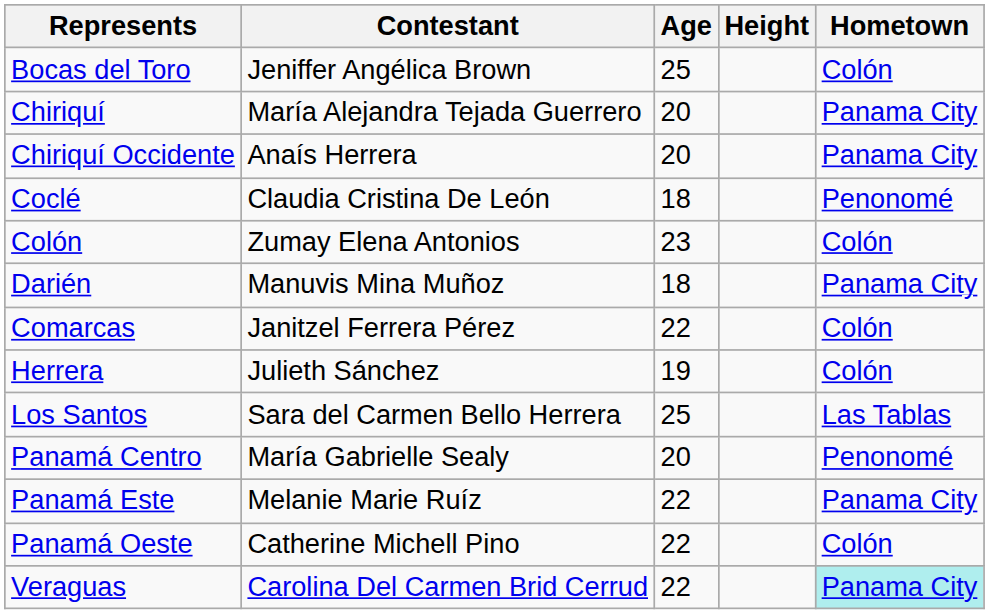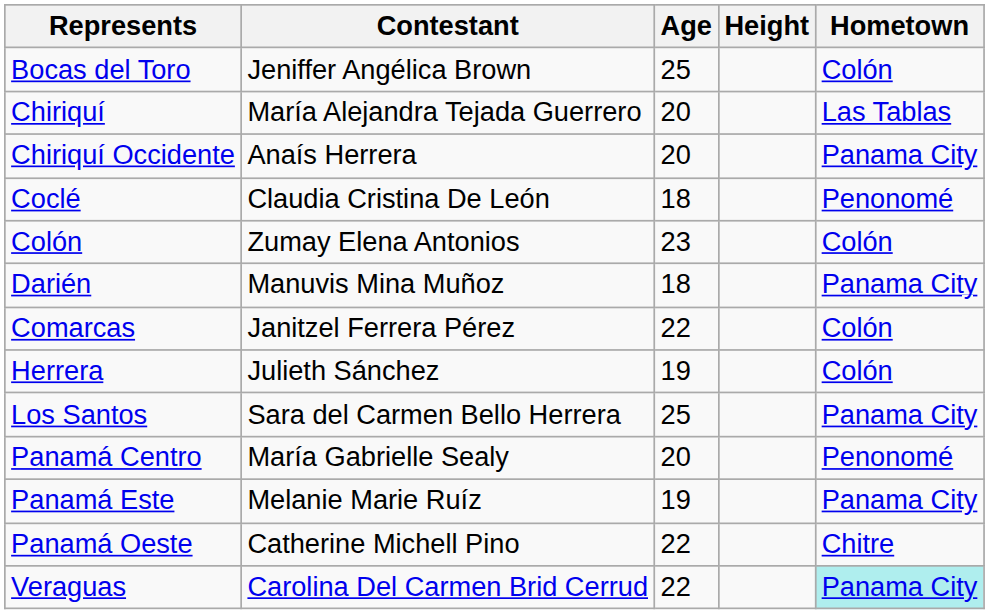(900, 112) Panama City -> (886, 112) Las Tablas
(886, 414) Las Tablas -> (900, 414) Panama City
(676, 500) 22 -> (676, 500) 19
(857, 543) Colón -> (858, 543) Chitre
